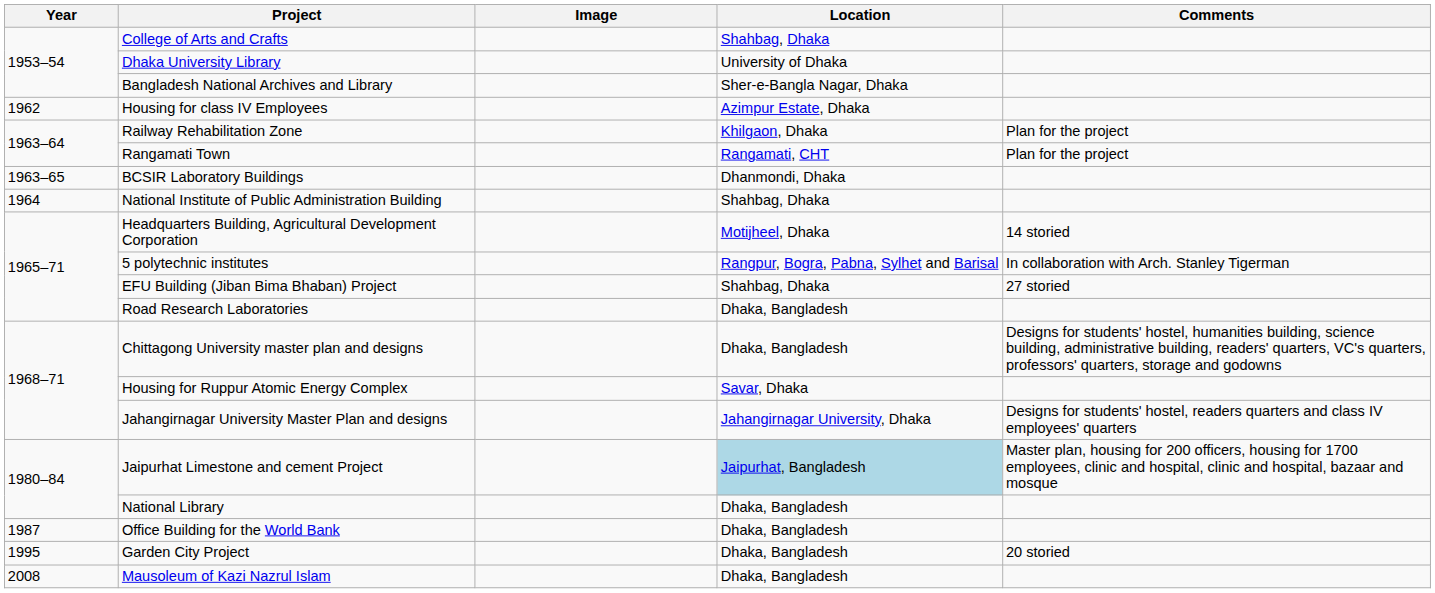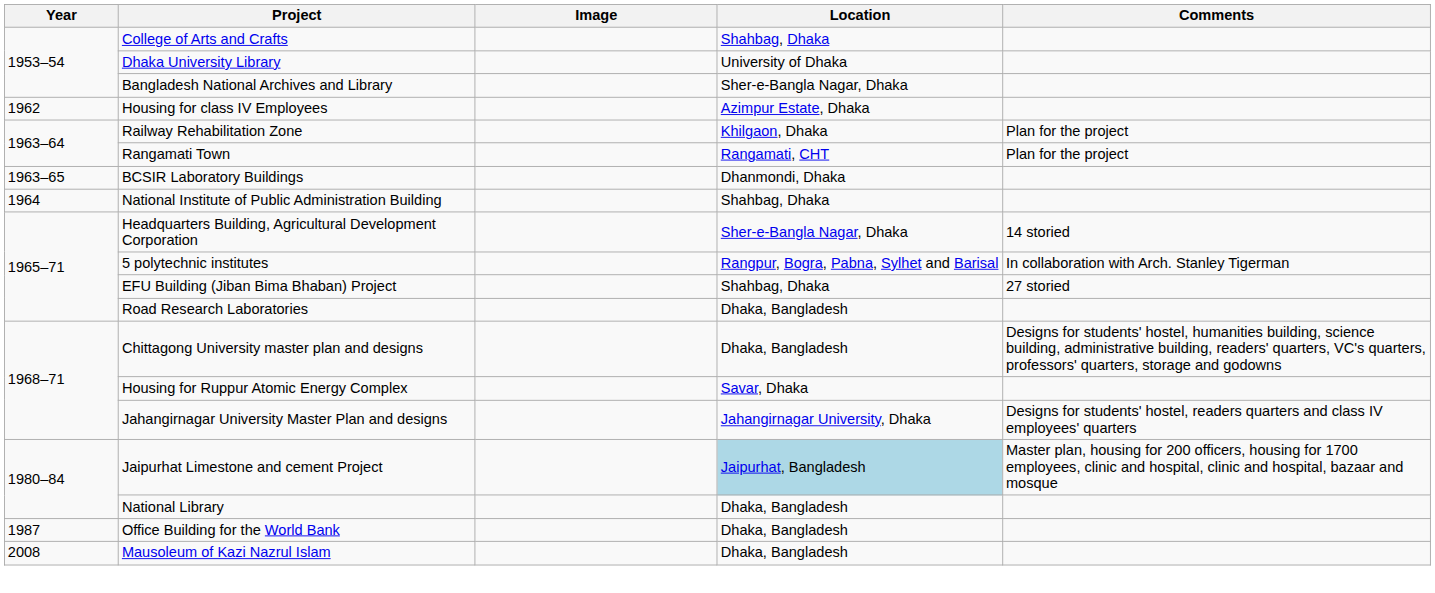(775, 232) Motijheel, Dhaka -> (814, 232) Sher-e-Bangla Nagar, Dhaka
- row: (185, 553)
